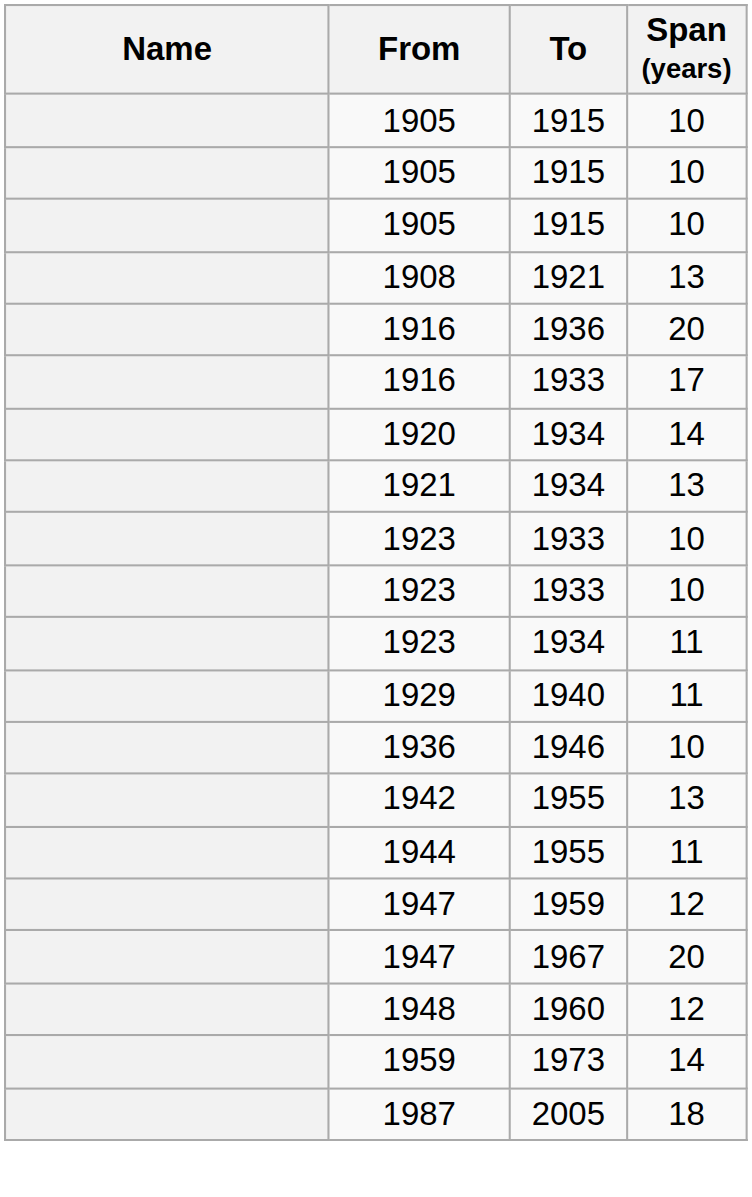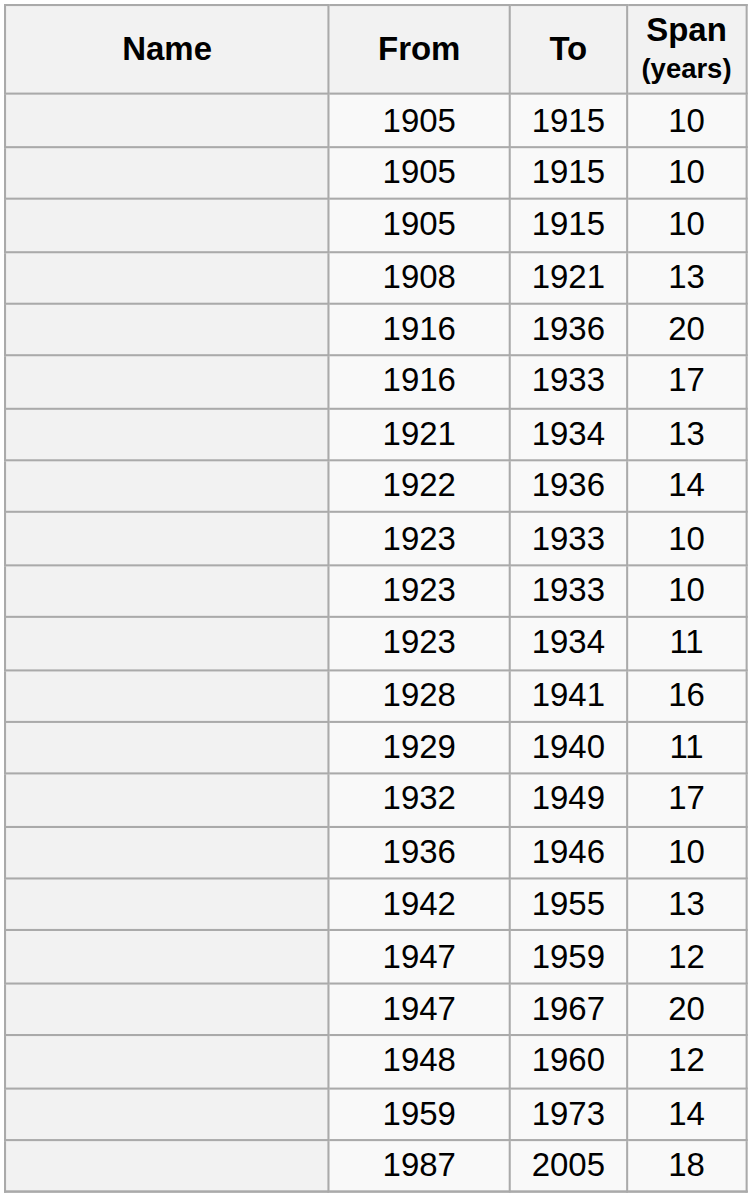- row: (419, 433)
+ row: (419, 485)
+ row: (419, 694)
+ row: (419, 799)
- row: (419, 851)
